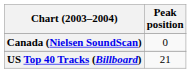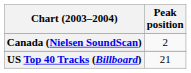(165, 42) 0 -> (165, 42) 2
